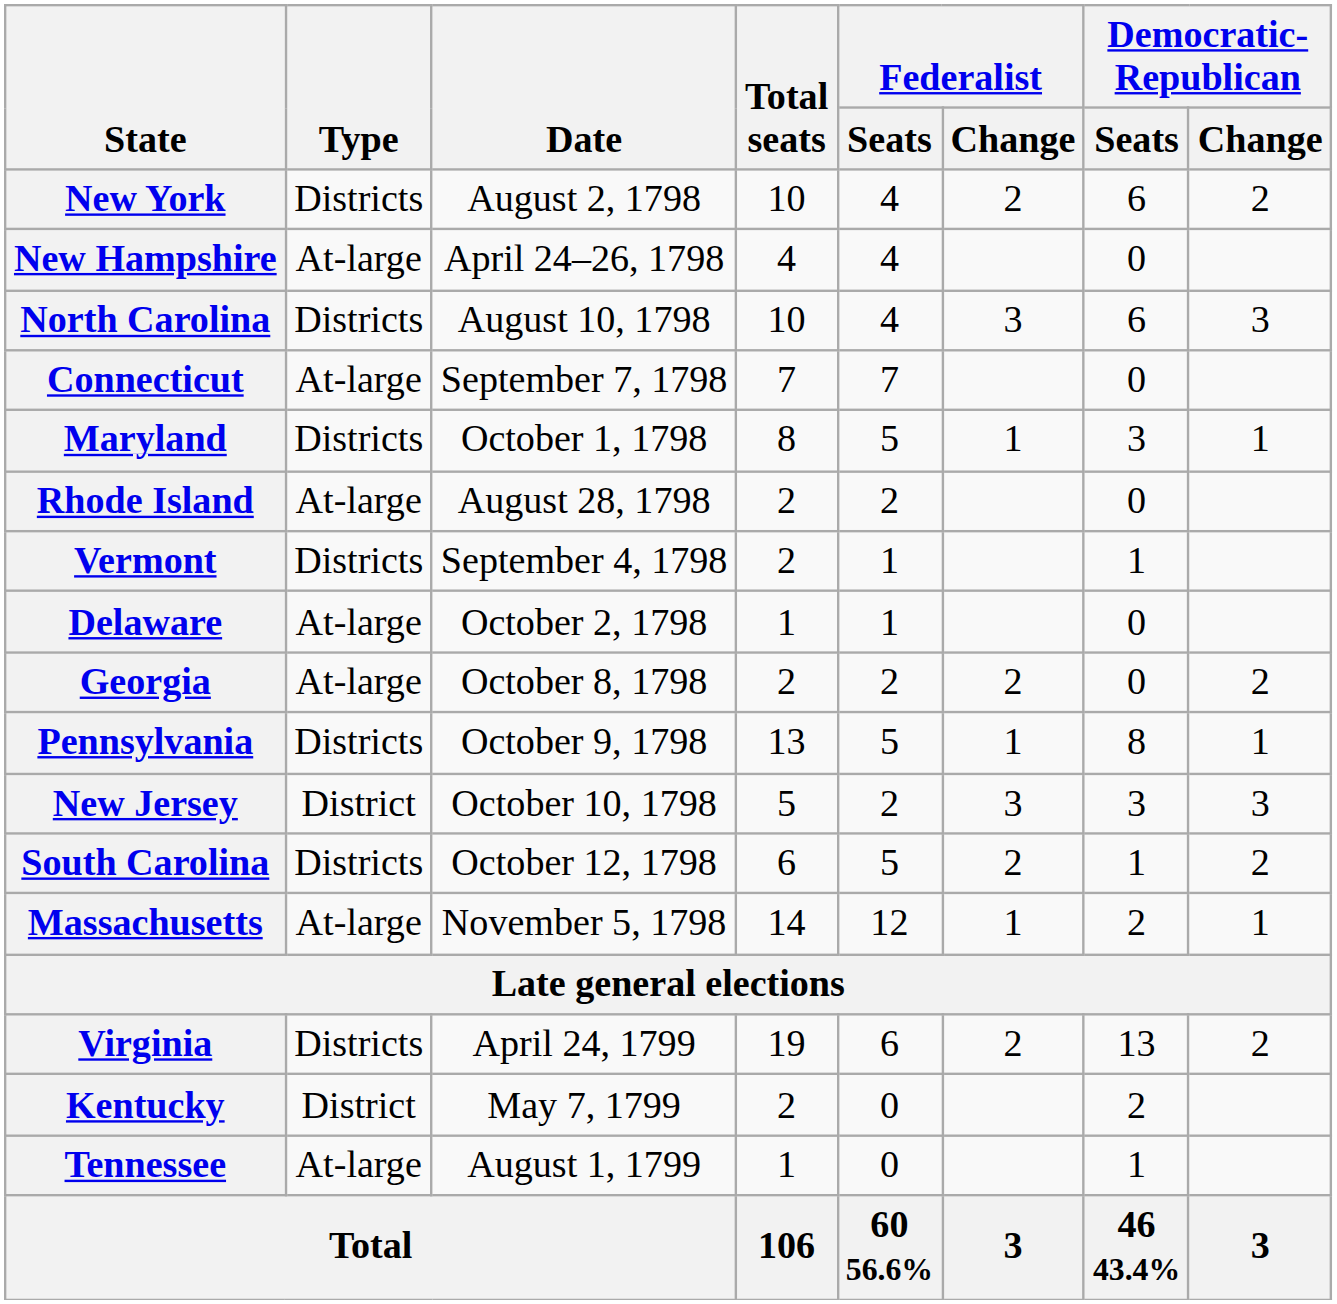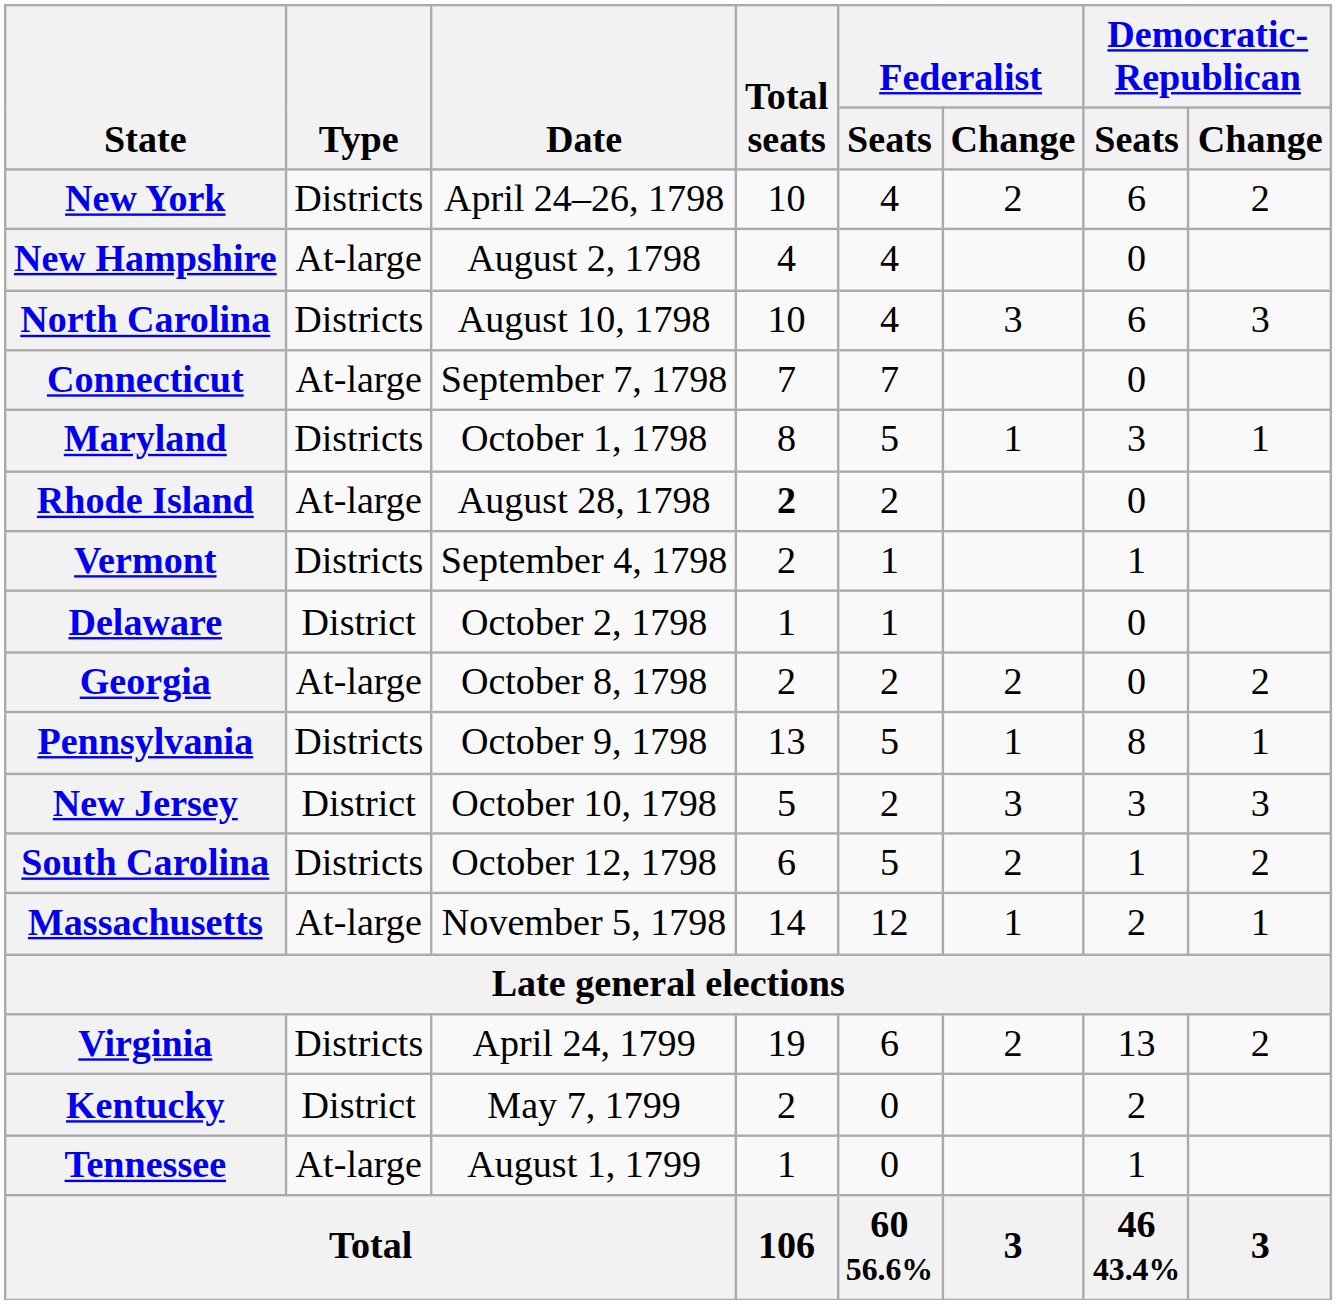(584, 198) August 2, 1798 -> (584, 198) April 24–26, 1798
(584, 258) April 24–26, 1798 -> (584, 258) August 2, 1798
(787, 500) normal -> (787, 500) bold
(359, 621) At-large -> (359, 621) District
